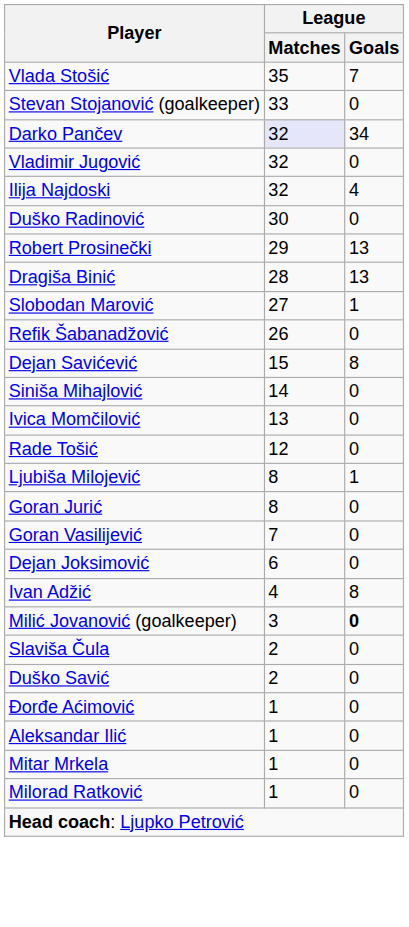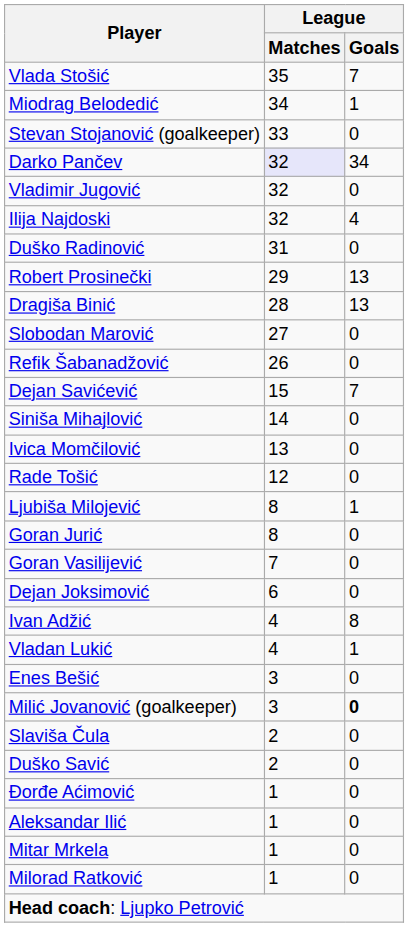+ row: (84, 104)
(278, 219) 30 -> (278, 248) 31
(354, 305) 1 -> (354, 334) 0
(354, 362) 8 -> (354, 391) 7
+ row: (61, 649)
+ row: (54, 678)
